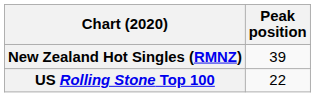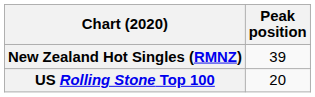(278, 80) 22 -> (278, 80) 20
